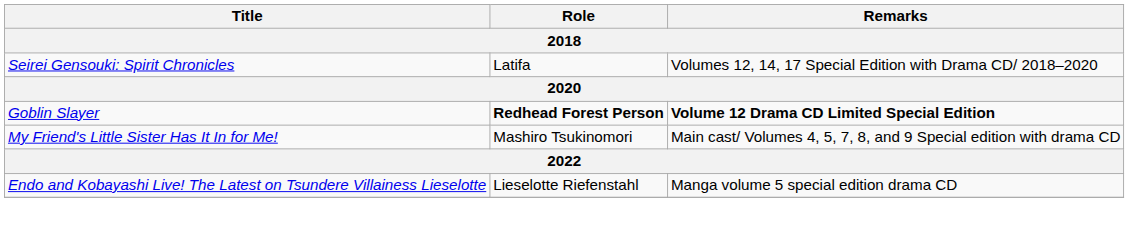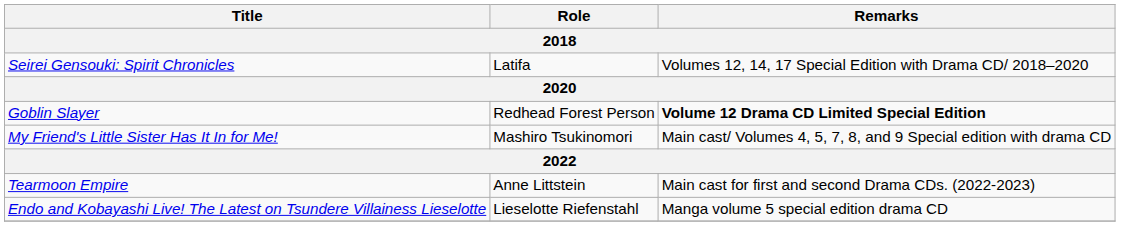(579, 112) bold -> (574, 112) normal
+ row: (68, 185)
